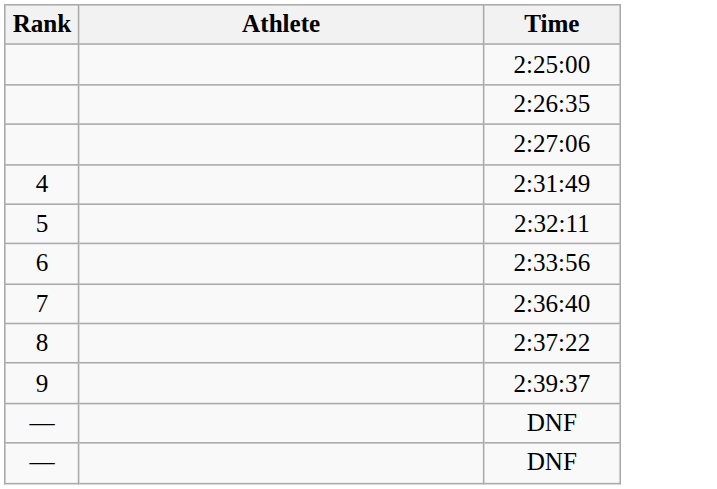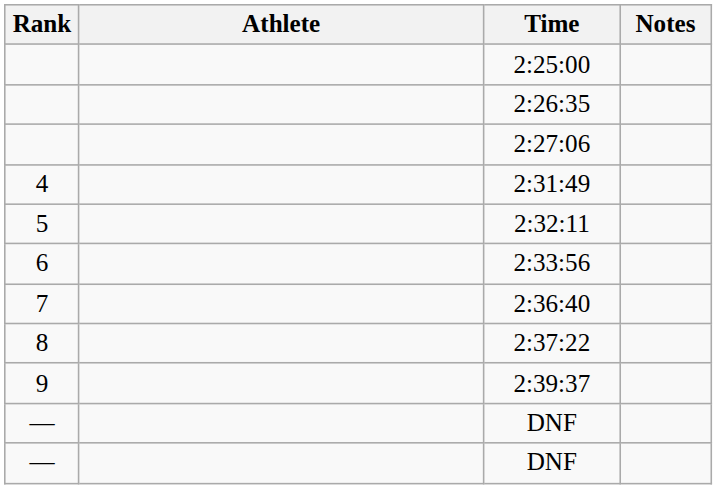+ column: (665, 24)
